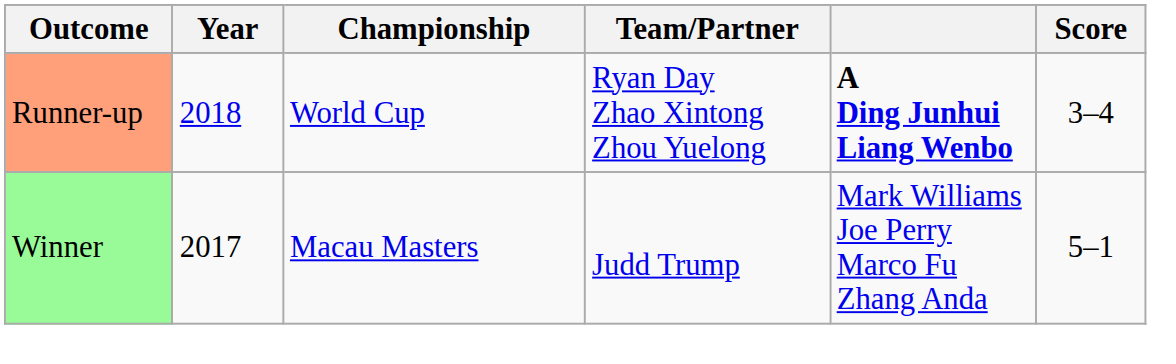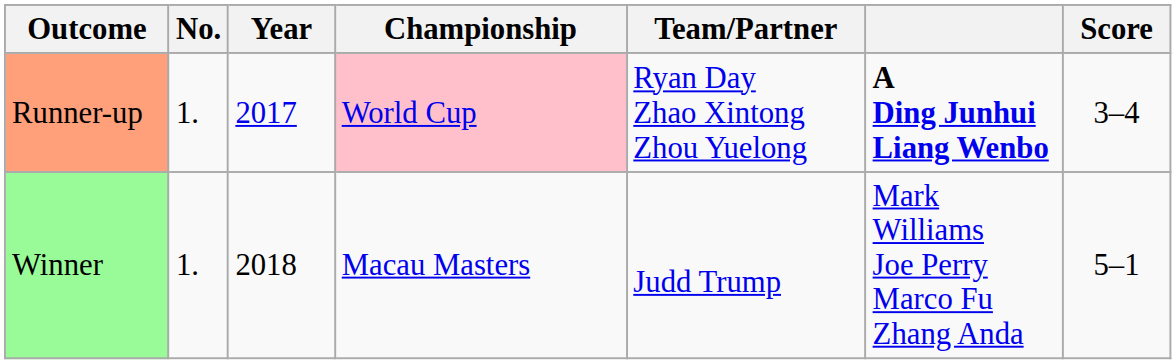+ column: (199, 28)
(211, 112) 2018 -> (266, 112) 2017
(357, 112) no background -> (409, 112) pink background
(211, 247) 2017 -> (266, 264) 2018
